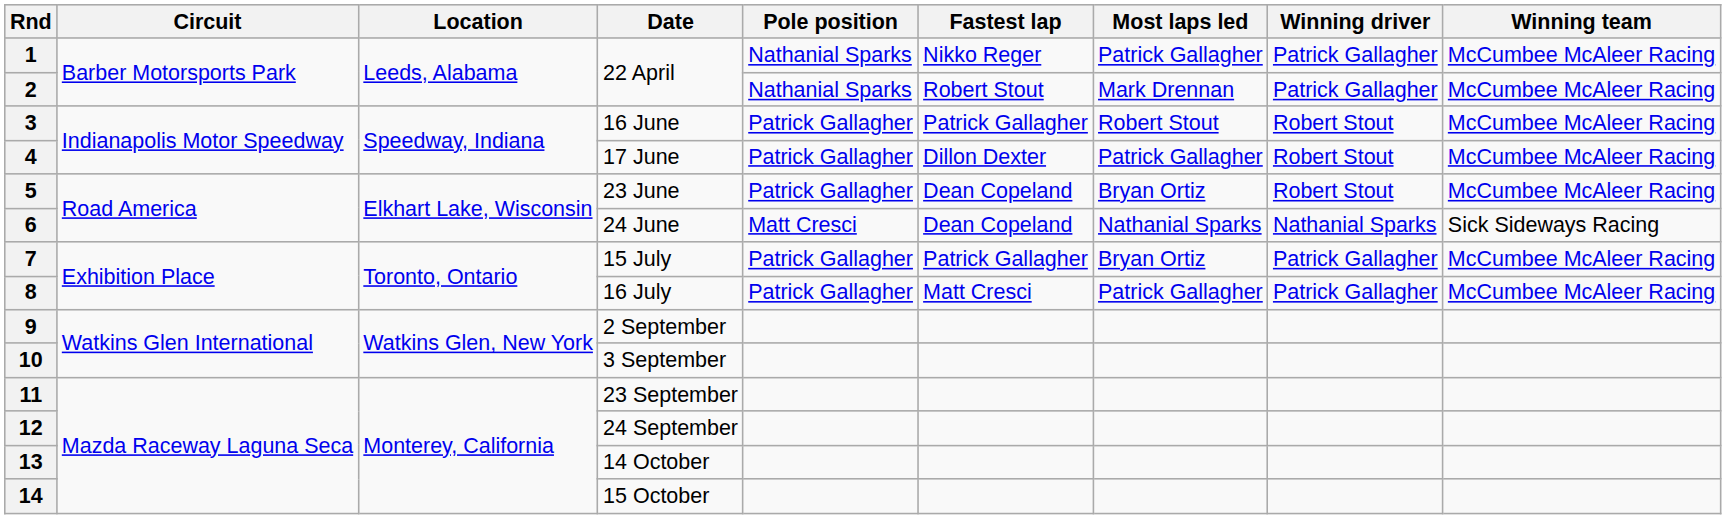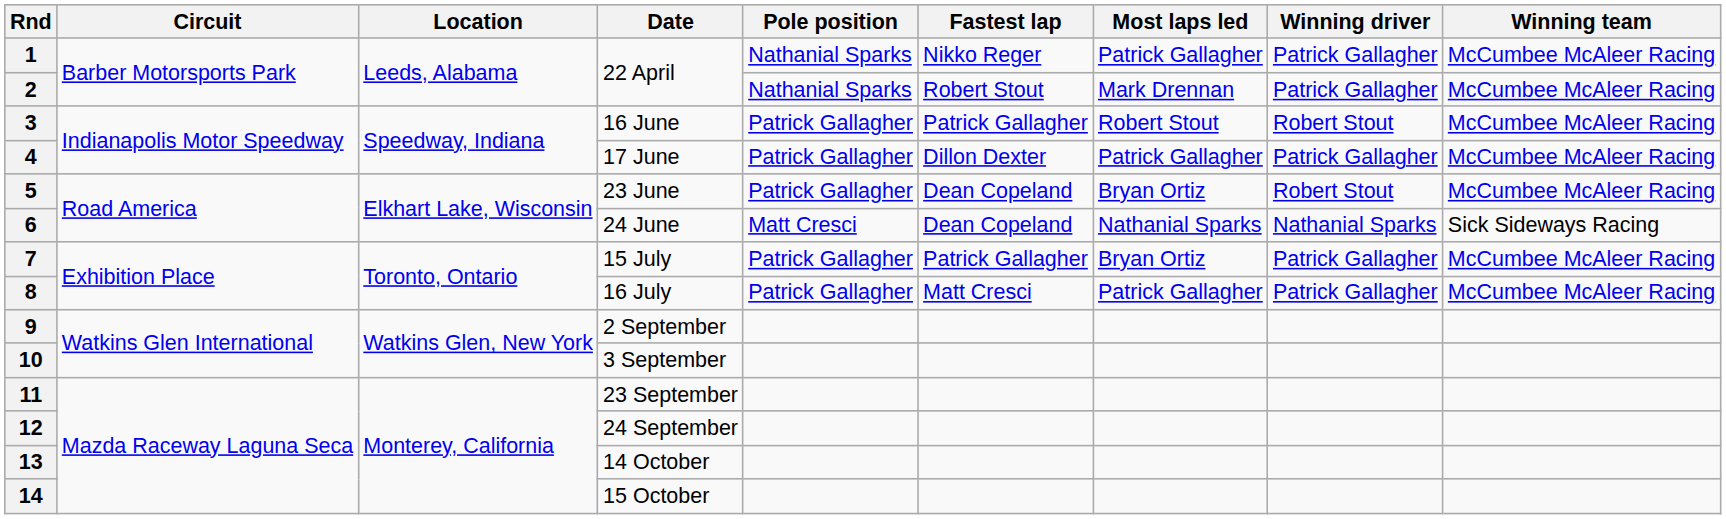(1333, 157) Robert Stout -> (1355, 157) Patrick Gallagher
